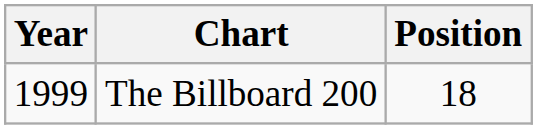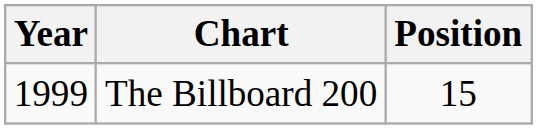(458, 92) 18 -> (458, 92) 15
